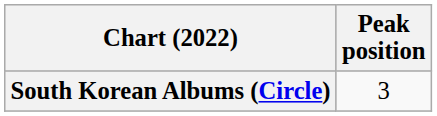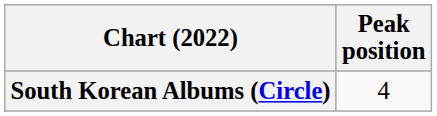(384, 90) 3 -> (384, 90) 4
